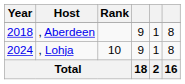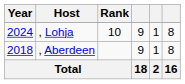rows swapped: (67, 32) <-> (56, 50)
